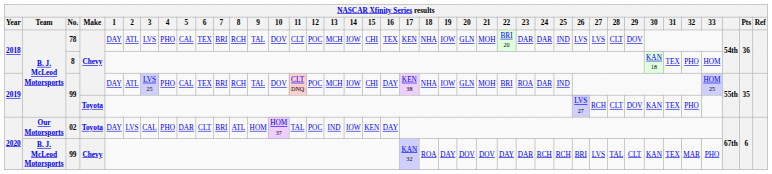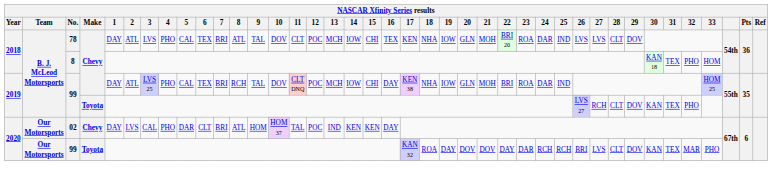(239, 40) RCH -> (239, 40) ATL
(525, 40) DAR -> (526, 40) ROA
(92, 128) Toyota -> (92, 128) Chevy
(353, 128) IOW -> (354, 128) KEN
(44, 154) B. J. McLeod Motorsports -> (44, 149) Our Motorsports
(92, 154) Chevy -> (92, 149) Toyota
(616, 154) TAL -> (617, 149) CLT
(635, 154) CLT -> (635, 149) DOV
